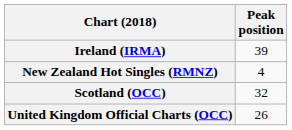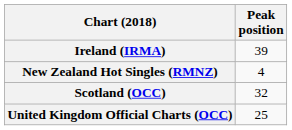(261, 114) 26 -> (261, 114) 25
